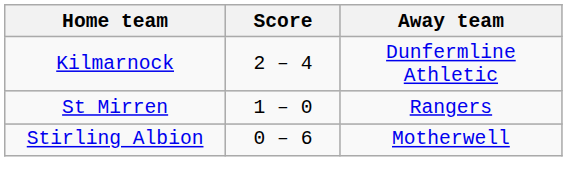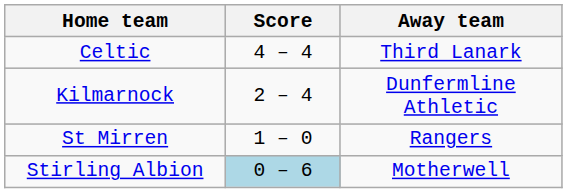+ row: (115, 53)
(283, 139) no background -> (283, 171) lightblue background
